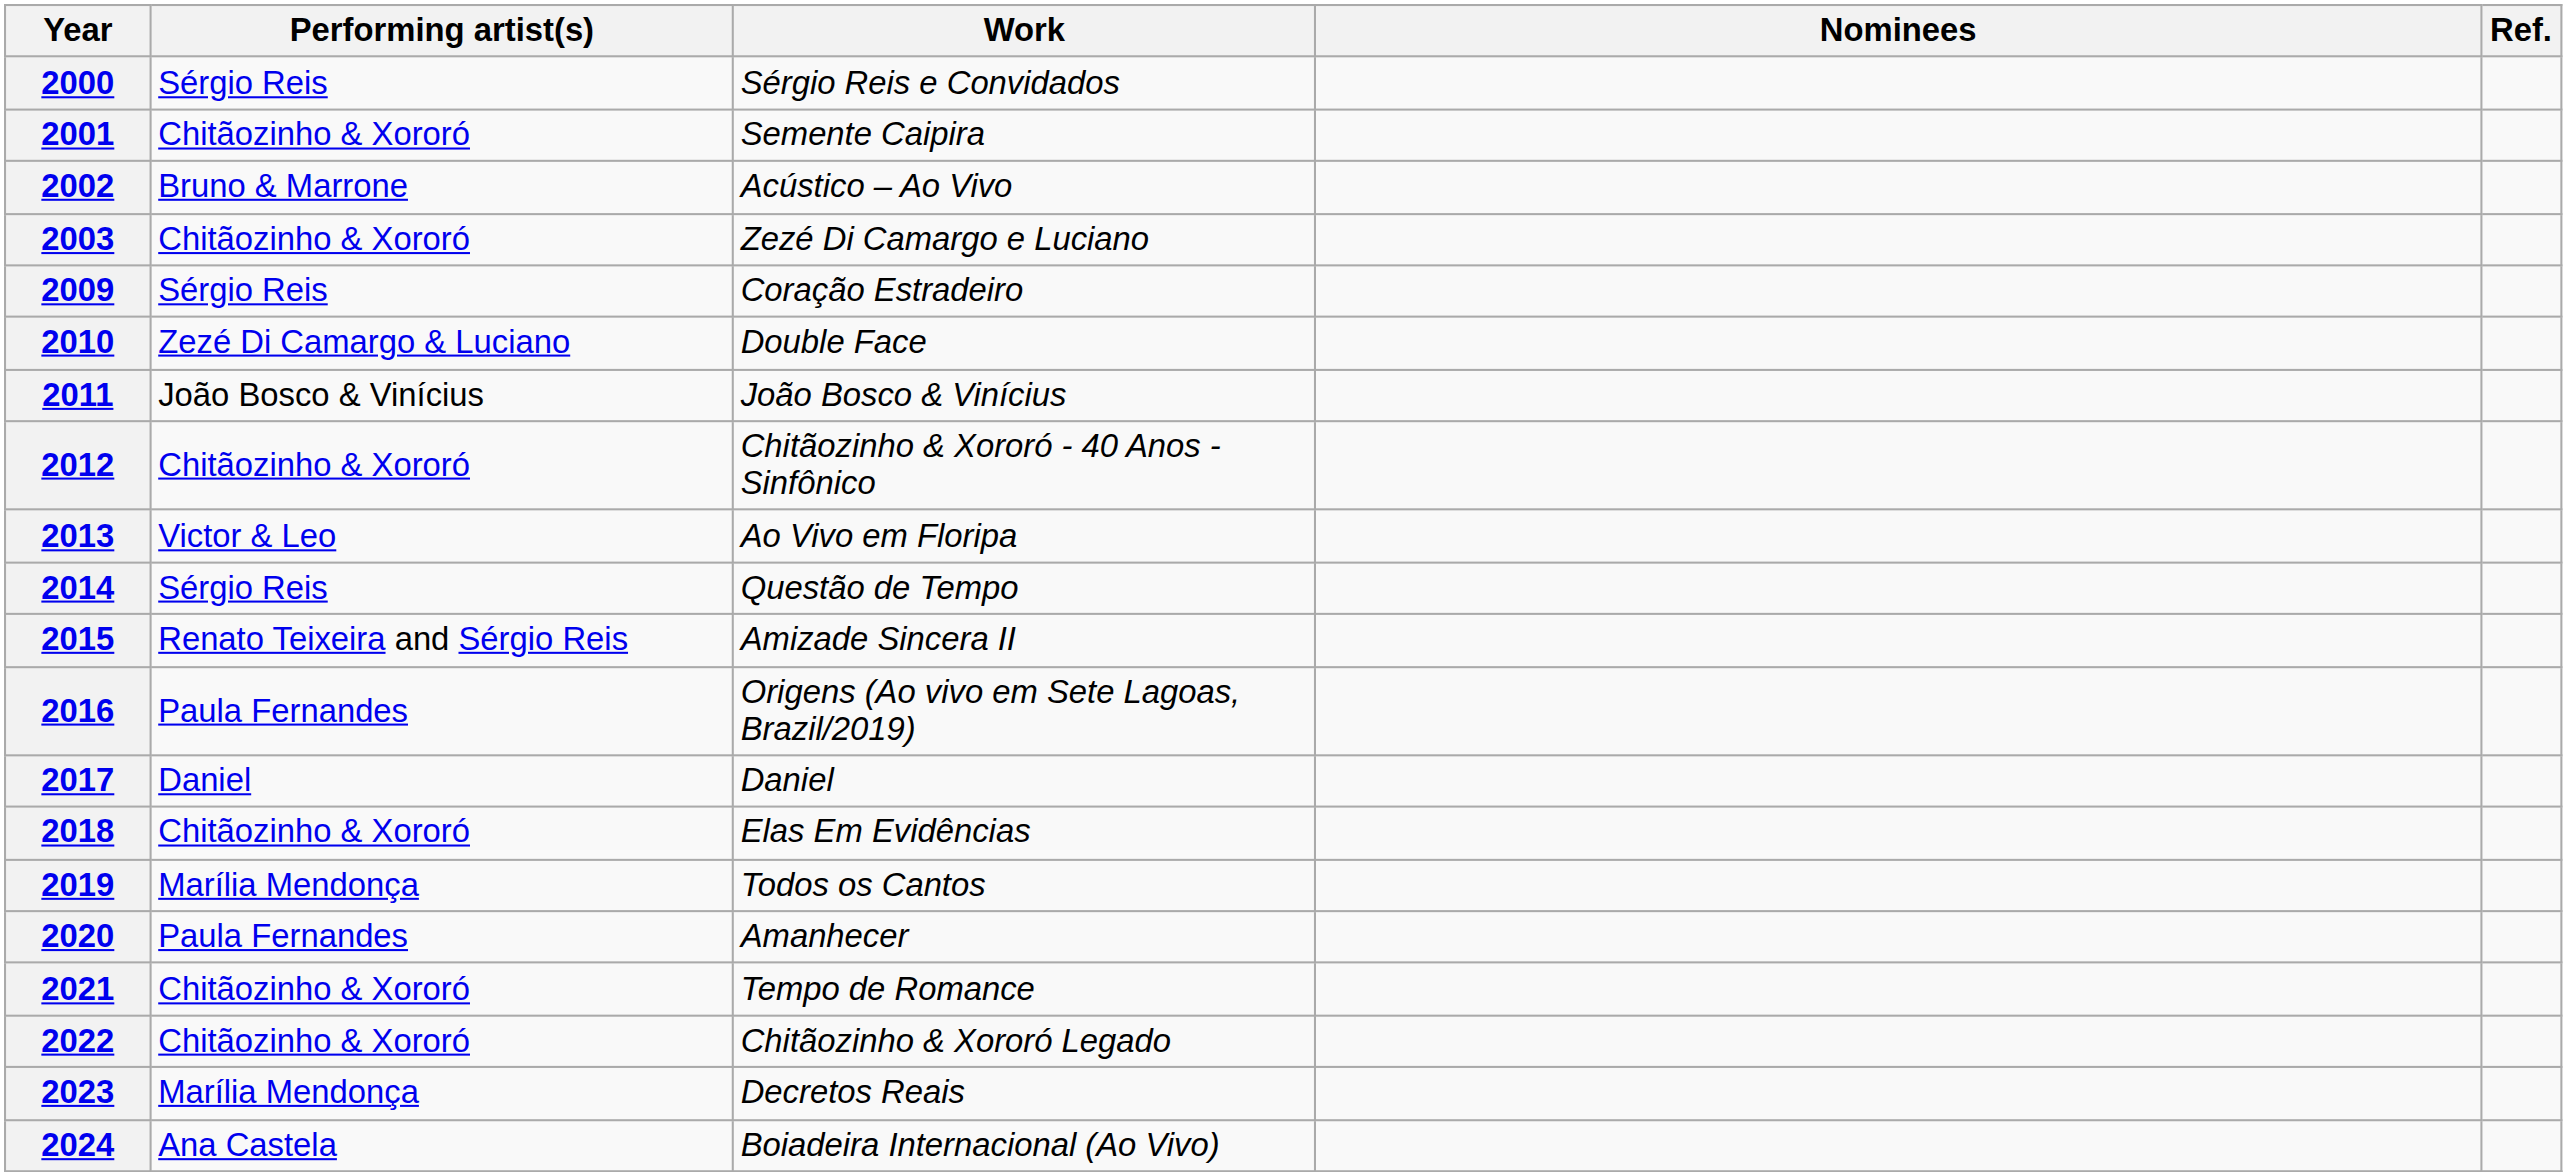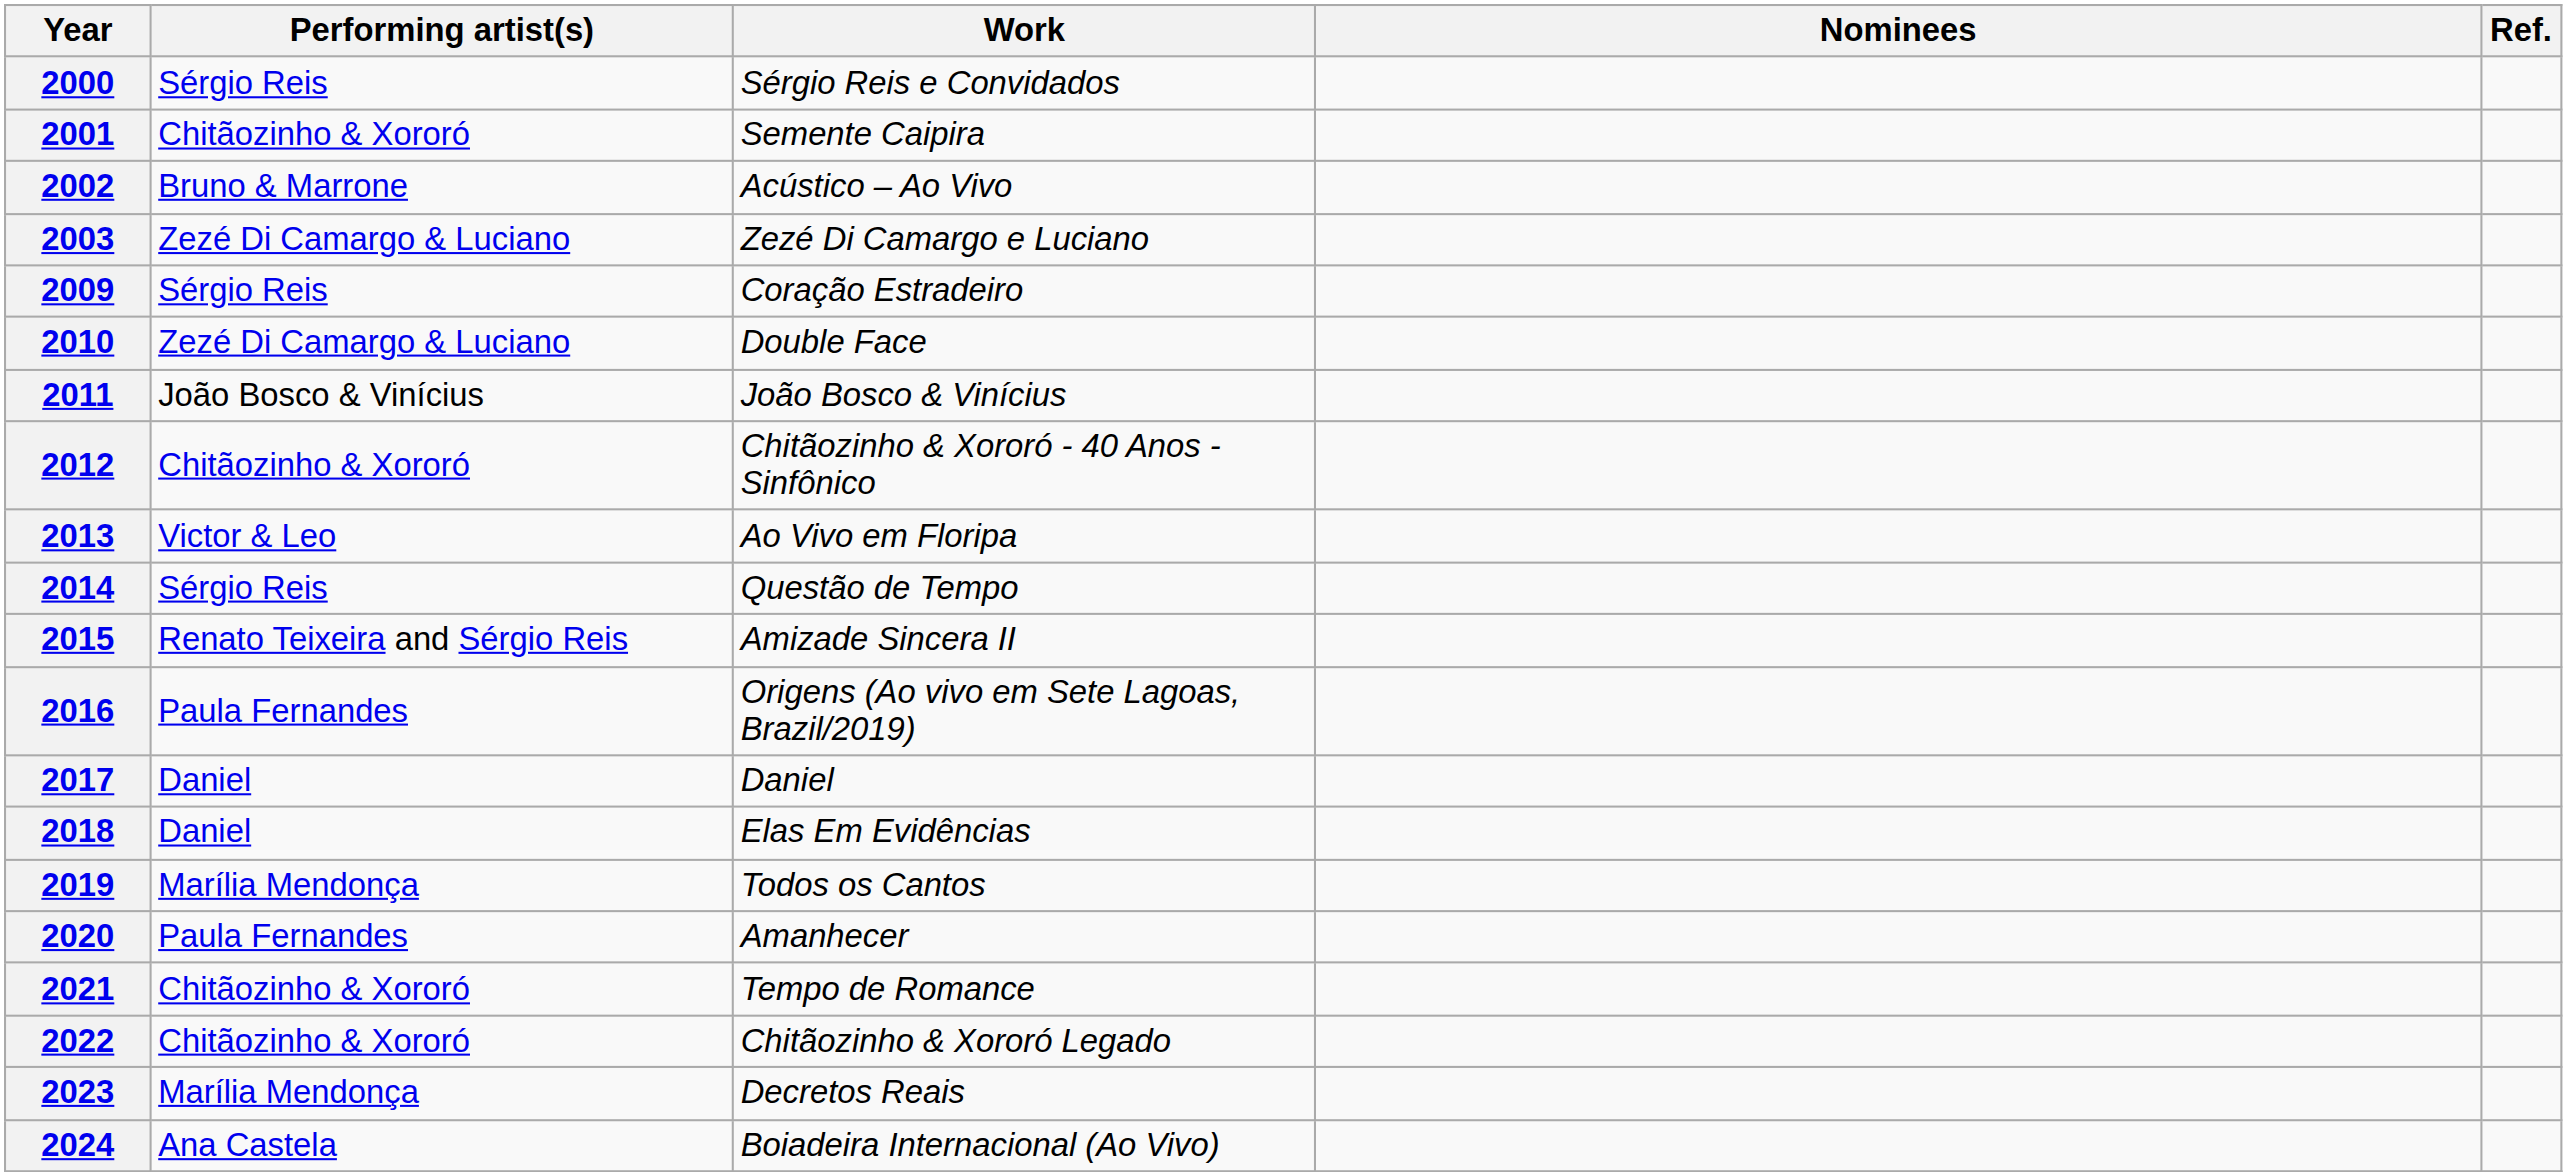(314, 238) Chitãozinho & Xororó -> (364, 238) Zezé Di Camargo & Luciano
(314, 832) Chitãozinho & Xororó -> (205, 832) Daniel
